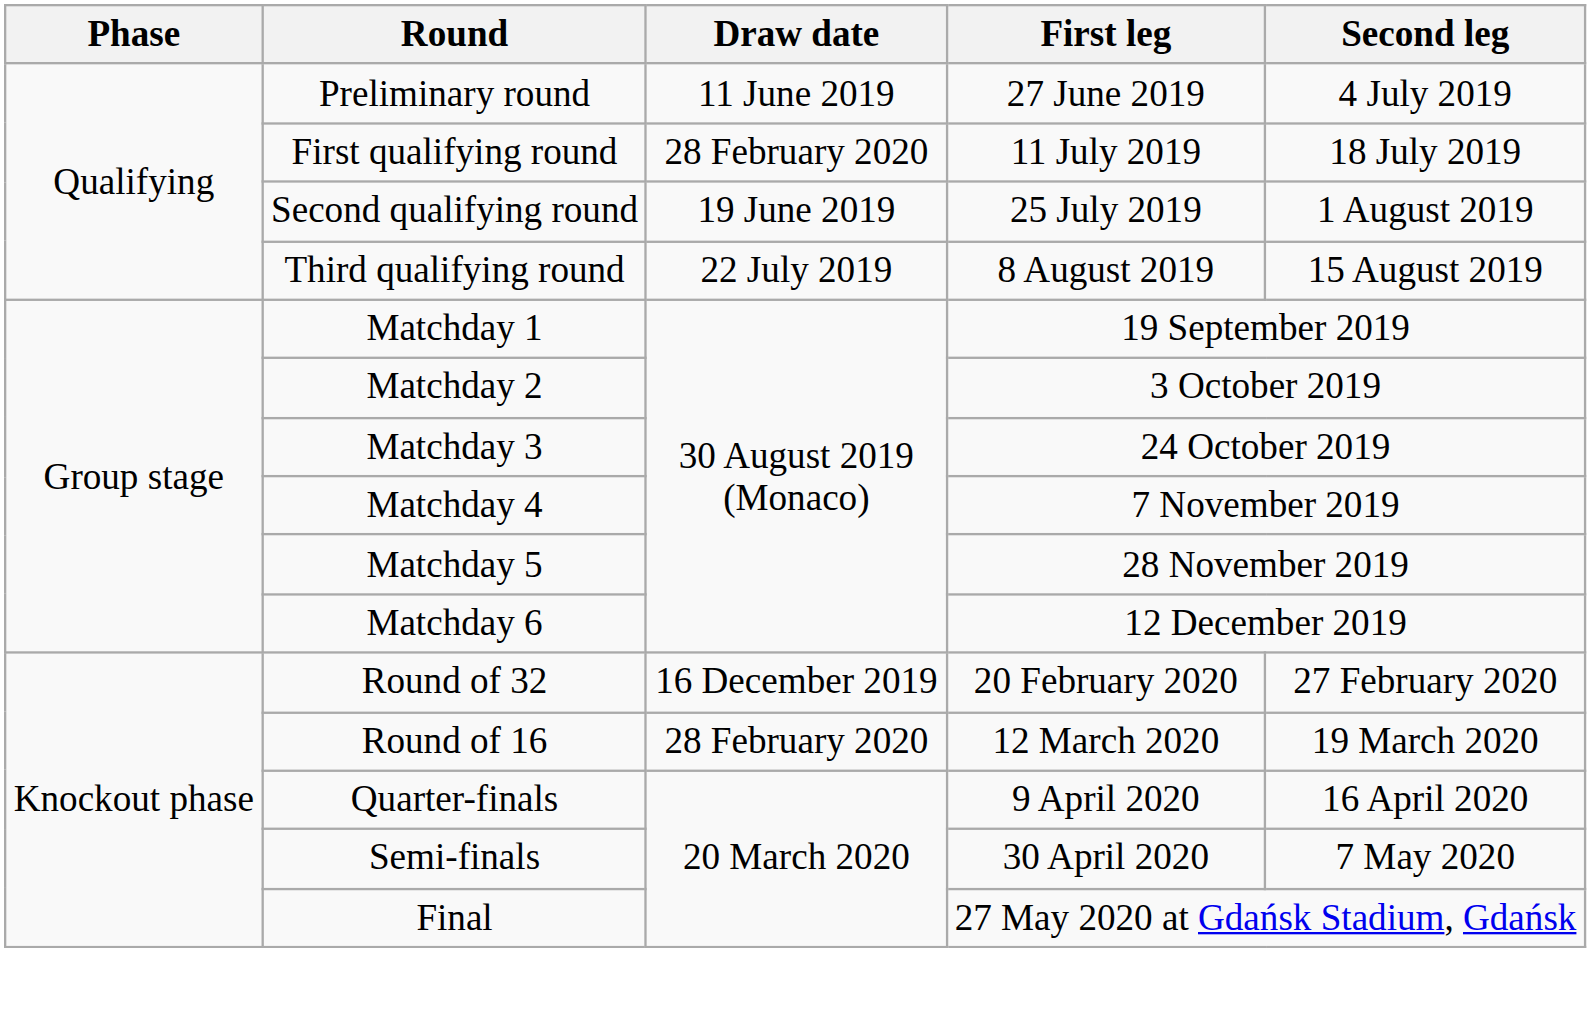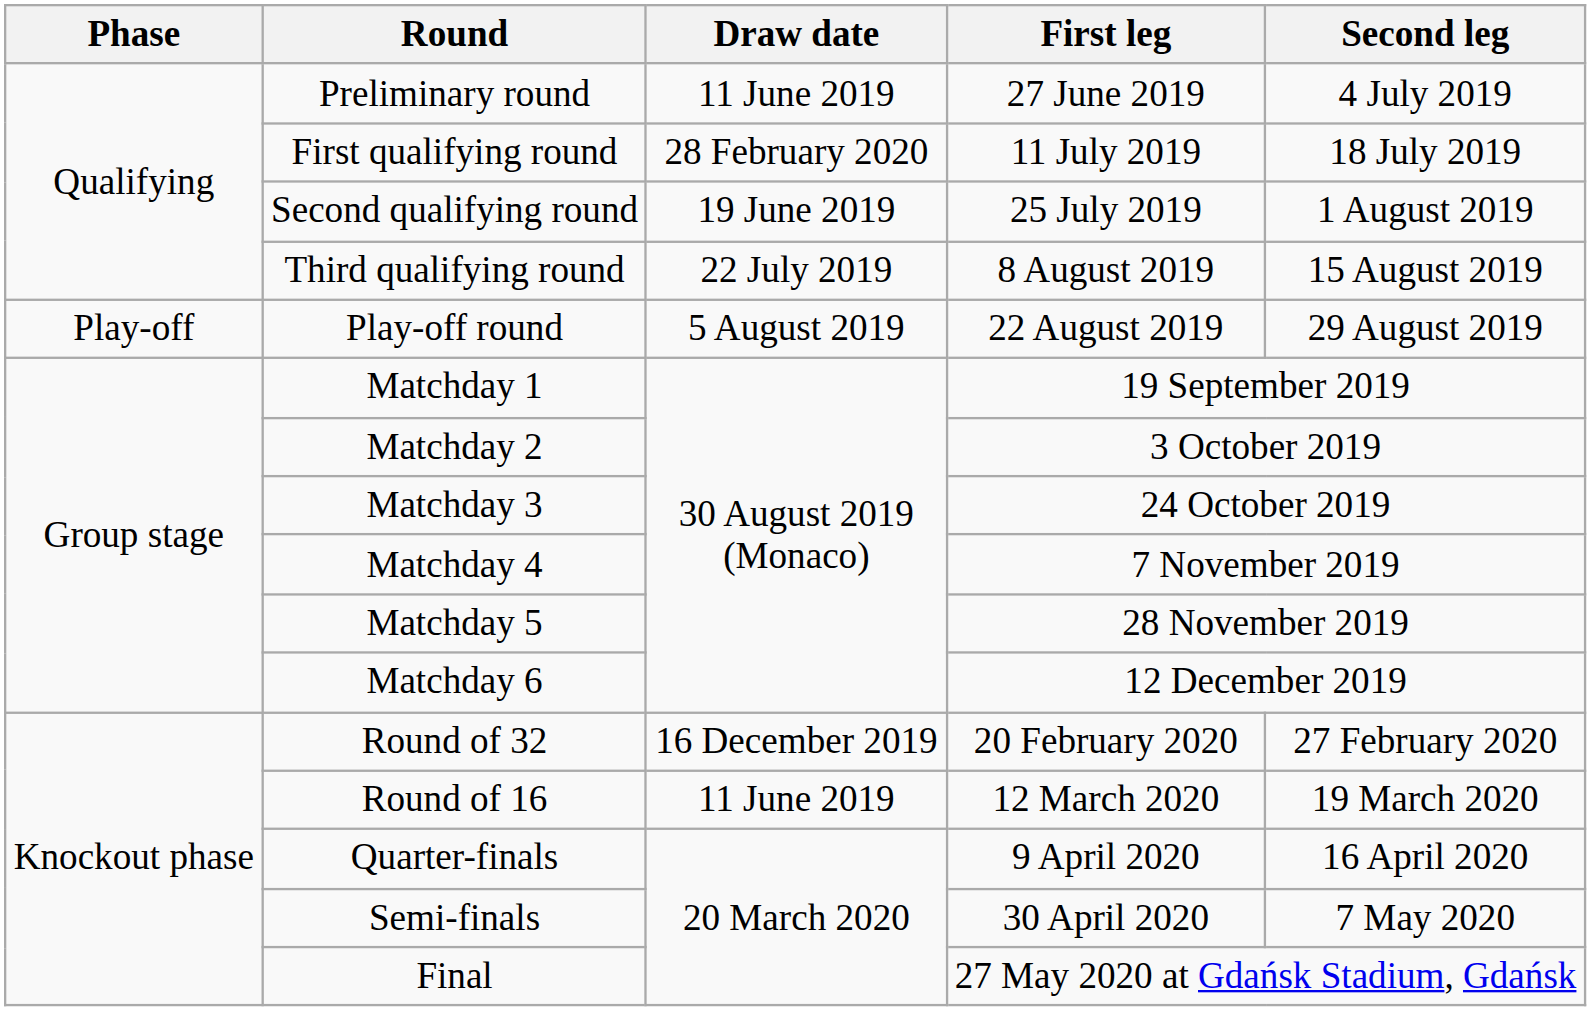+ row: (455, 328)
(796, 740) 28 February 2020 -> (796, 799) 11 June 2019
